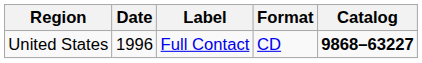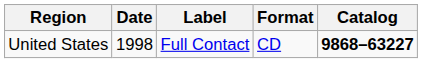(134, 44) 1996 -> (134, 44) 1998
